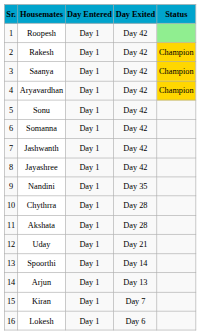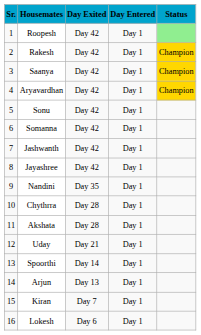columns swapped: (89, 13) <-> (135, 13)
